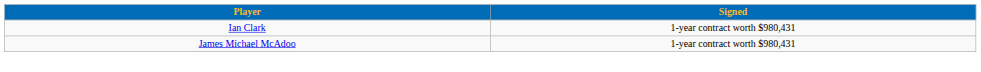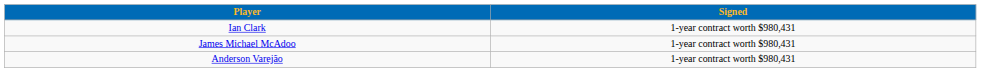+ row: (247, 59)
